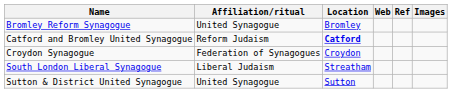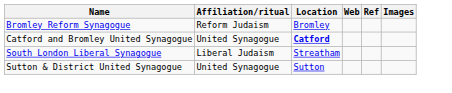(238, 25) United Synagogue -> (233, 25) Reform Judaism
(233, 39) Reform Judaism -> (238, 39) United Synagogue
- row: (50, 53)
